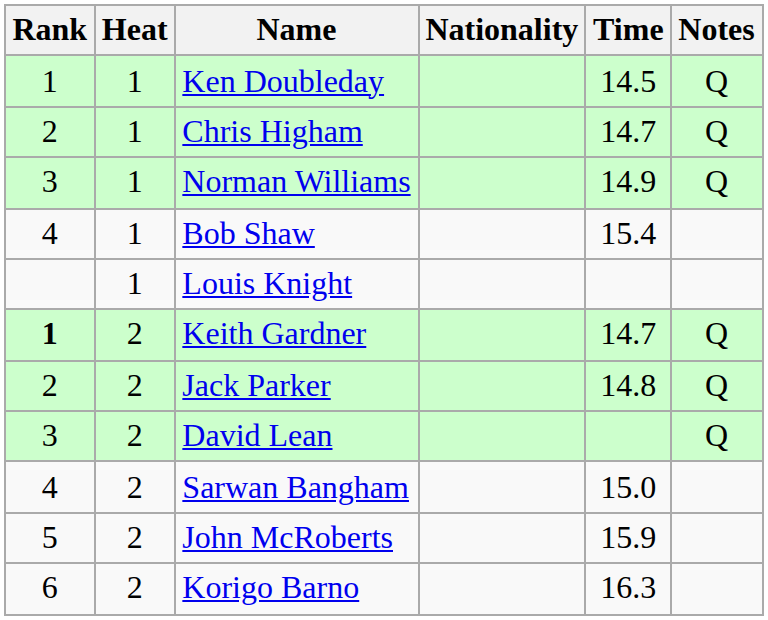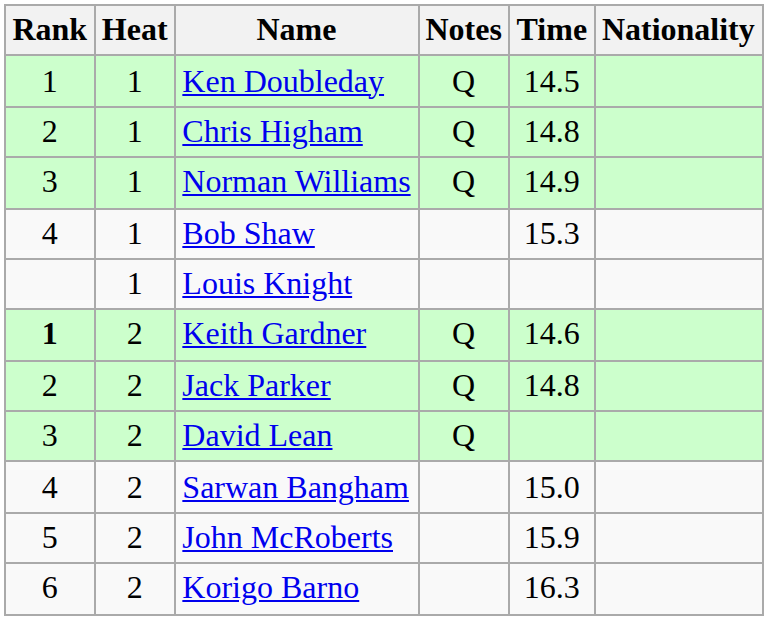columns swapped: (502, 29) <-> (717, 29)
(628, 131) 14.7 -> (552, 131) 14.8
(628, 232) 15.4 -> (552, 232) 15.3
(628, 334) 14.7 -> (552, 334) 14.6
